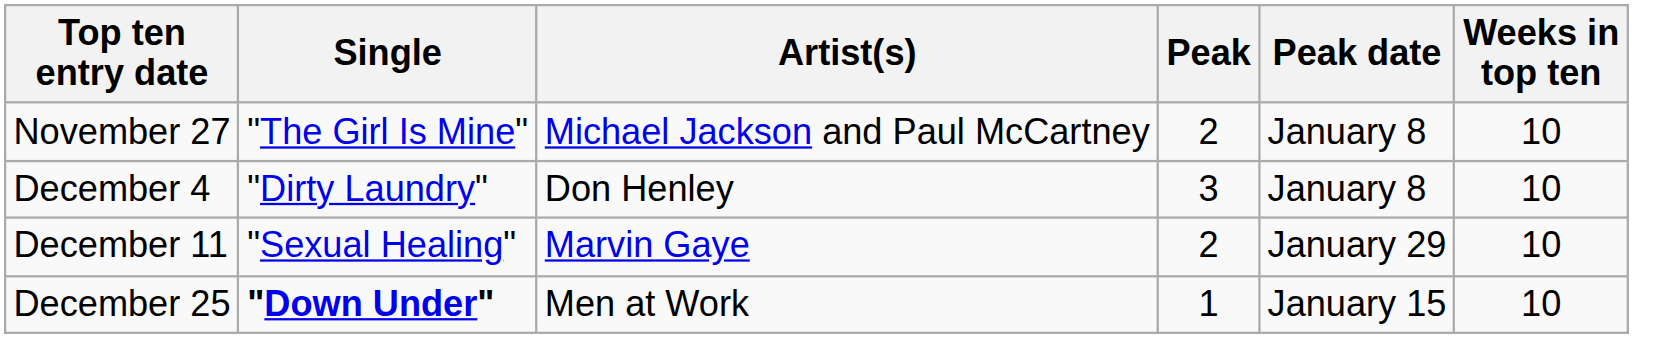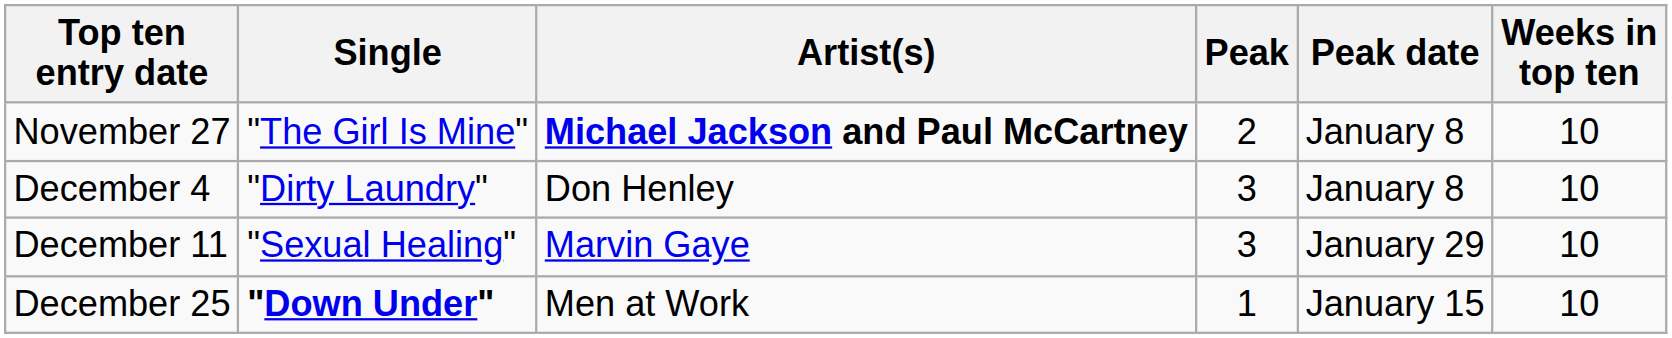(847, 131) normal -> (866, 131) bold
(1209, 245) 2 -> (1247, 245) 3
